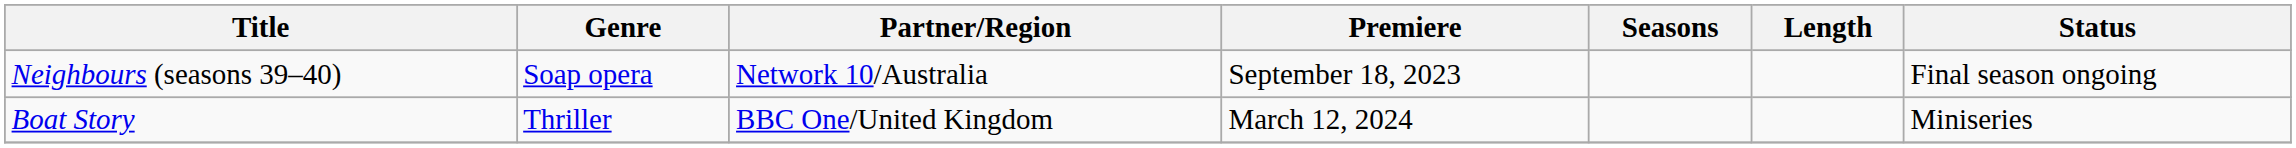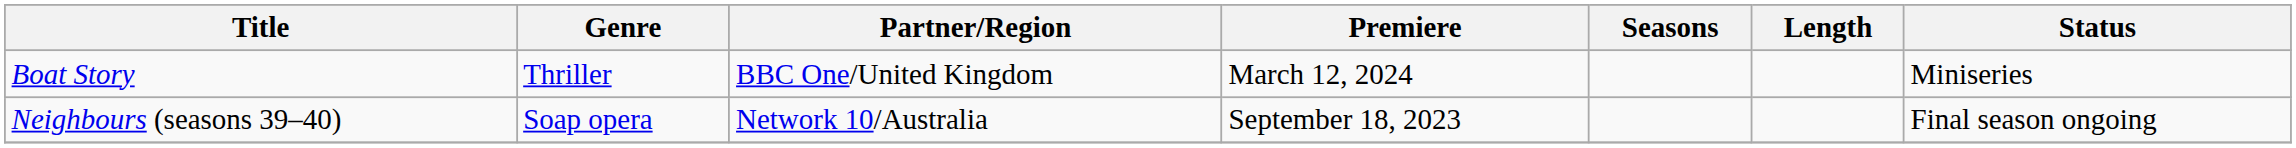rows swapped: (176, 73) <-> (73, 119)
